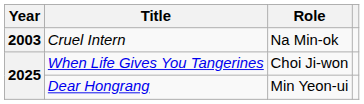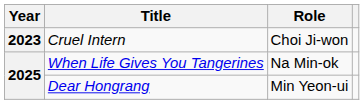(24, 39) 2003 -> (24, 39) 2023
(305, 39) Na Min-ok -> (309, 39) Choi Ji-won
(309, 63) Choi Ji-won -> (305, 63) Na Min-ok
